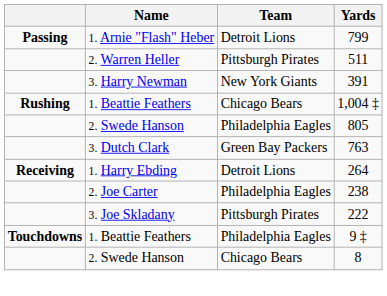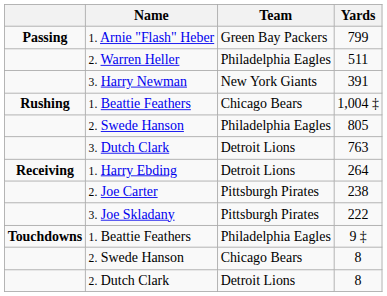(258, 37) Detroit Lions -> (274, 37) Green Bay Packers
(270, 59) Pittsburgh Pirates -> (276, 59) Philadelphia Eagles
(274, 147) Green Bay Packers -> (258, 147) Detroit Lions
(276, 192) Philadelphia Eagles -> (270, 192) Pittsburgh Pirates
+ row: (129, 280)
